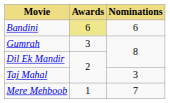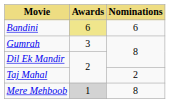(136, 75) 3 -> (136, 75) 2
(88, 91) no background -> (88, 91) lightgrey background
(136, 91) 7 -> (136, 91) 8
